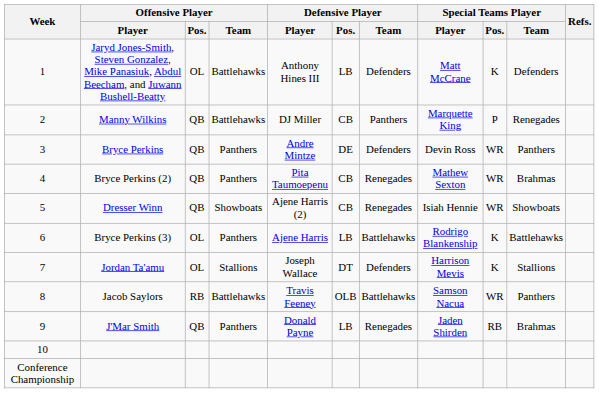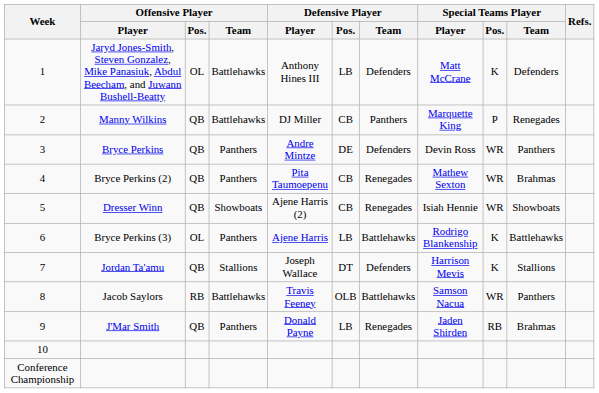(197, 267) OL -> (197, 267) QB
